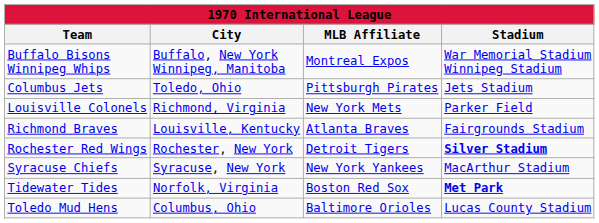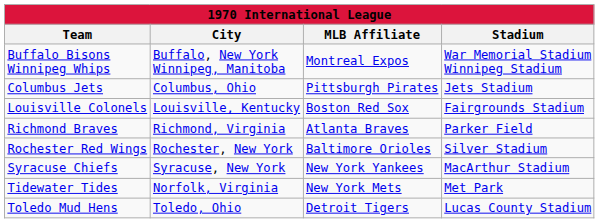(197, 88) Toledo, Ohio -> (204, 88) Columbus, Ohio
(219, 108) Richmond, Virginia -> (227, 108) Louisville, Kentucky
(354, 108) New York Mets -> (357, 108) Boston Red Sox
(488, 108) Parker Field -> (514, 108) Fairgrounds Stadium
(227, 128) Louisville, Kentucky -> (219, 128) Richmond, Virginia
(514, 128) Fairgrounds Stadium -> (488, 128) Parker Field
(357, 148) Detroit Tigers -> (368, 148) Baltimore Orioles
(496, 148) bold -> (496, 148) normal
(357, 188) Boston Red Sox -> (354, 188) New York Mets
(474, 188) bold -> (474, 188) normal
(204, 208) Columbus, Ohio -> (197, 208) Toledo, Ohio
(368, 208) Baltimore Orioles -> (357, 208) Detroit Tigers
